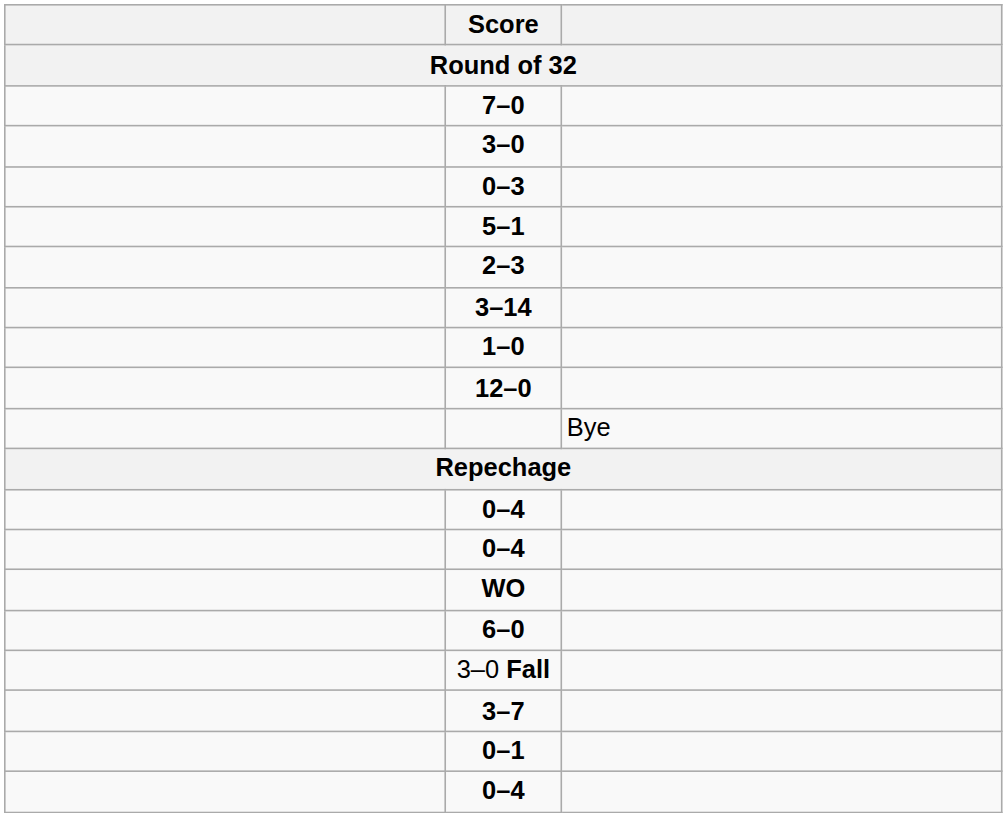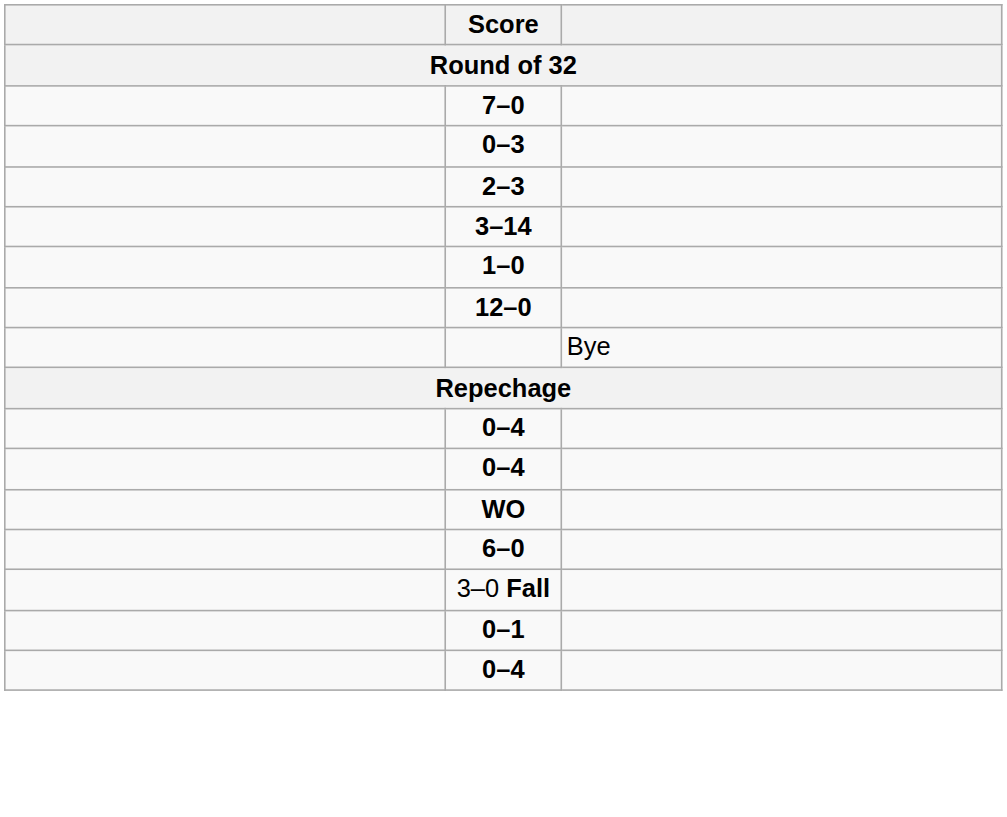- row: (503, 145)
- row: (503, 226)
- row: (503, 710)
